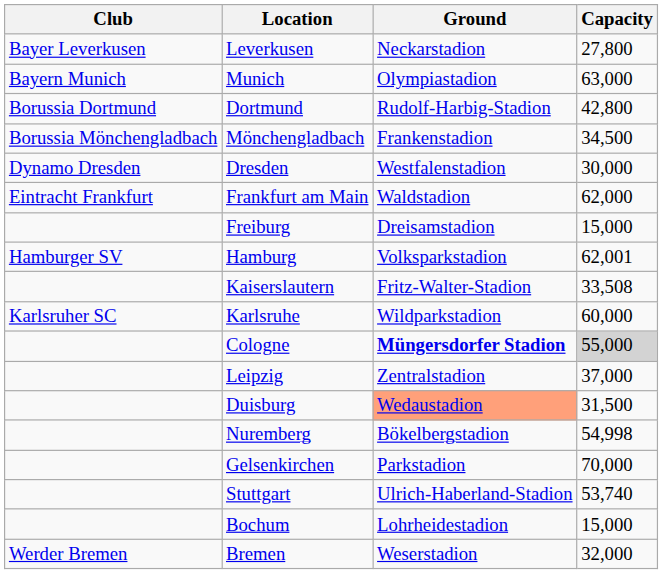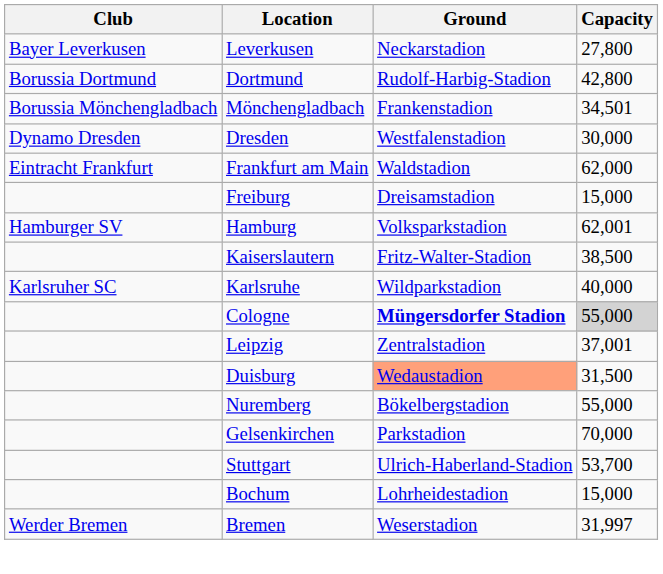- row: (255, 78)
(607, 138) 34,500 -> (607, 108) 34,501
(607, 286) 33,508 -> (607, 256) 38,500
(607, 316) 60,000 -> (607, 286) 40,000
(607, 375) 37,000 -> (607, 345) 37,001
(607, 434) 54,998 -> (607, 405) 55,000
(607, 494) 53,740 -> (607, 464) 53,700
(607, 553) 32,000 -> (607, 524) 31,997
